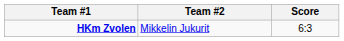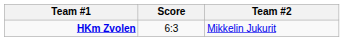columns swapped: (305, 12) <-> (205, 12)
